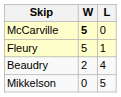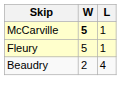(103, 30) 0 -> (103, 30) 1
- row: (31, 83)
